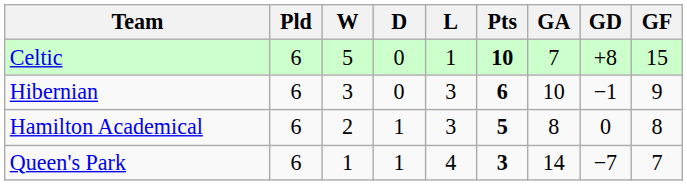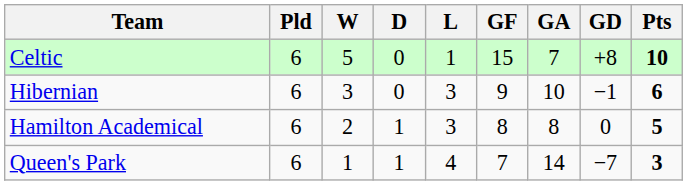columns swapped: (657, 22) <-> (502, 22)
